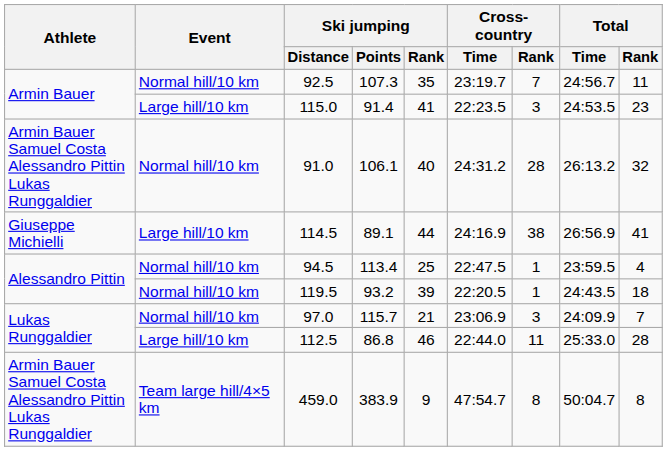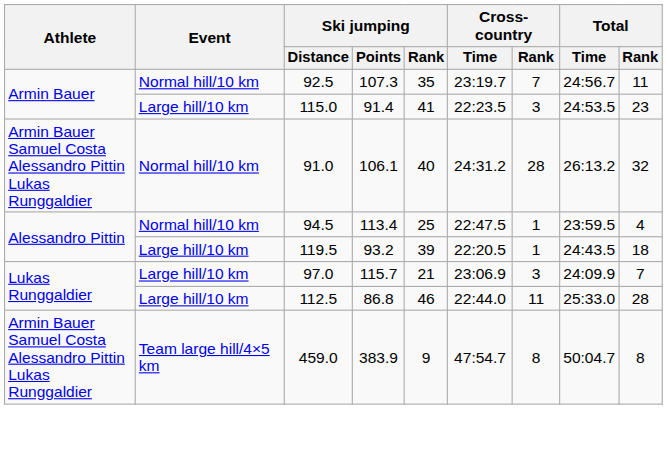- row: (318, 234)
(199, 292) Normal hill/10 km -> (194, 250) Large hill/10 km
(199, 316) Normal hill/10 km -> (194, 274) Large hill/10 km
